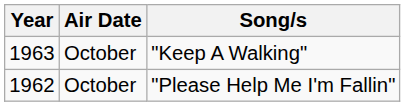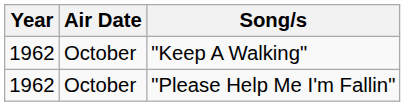(32, 52) 1963 -> (32, 52) 1962
